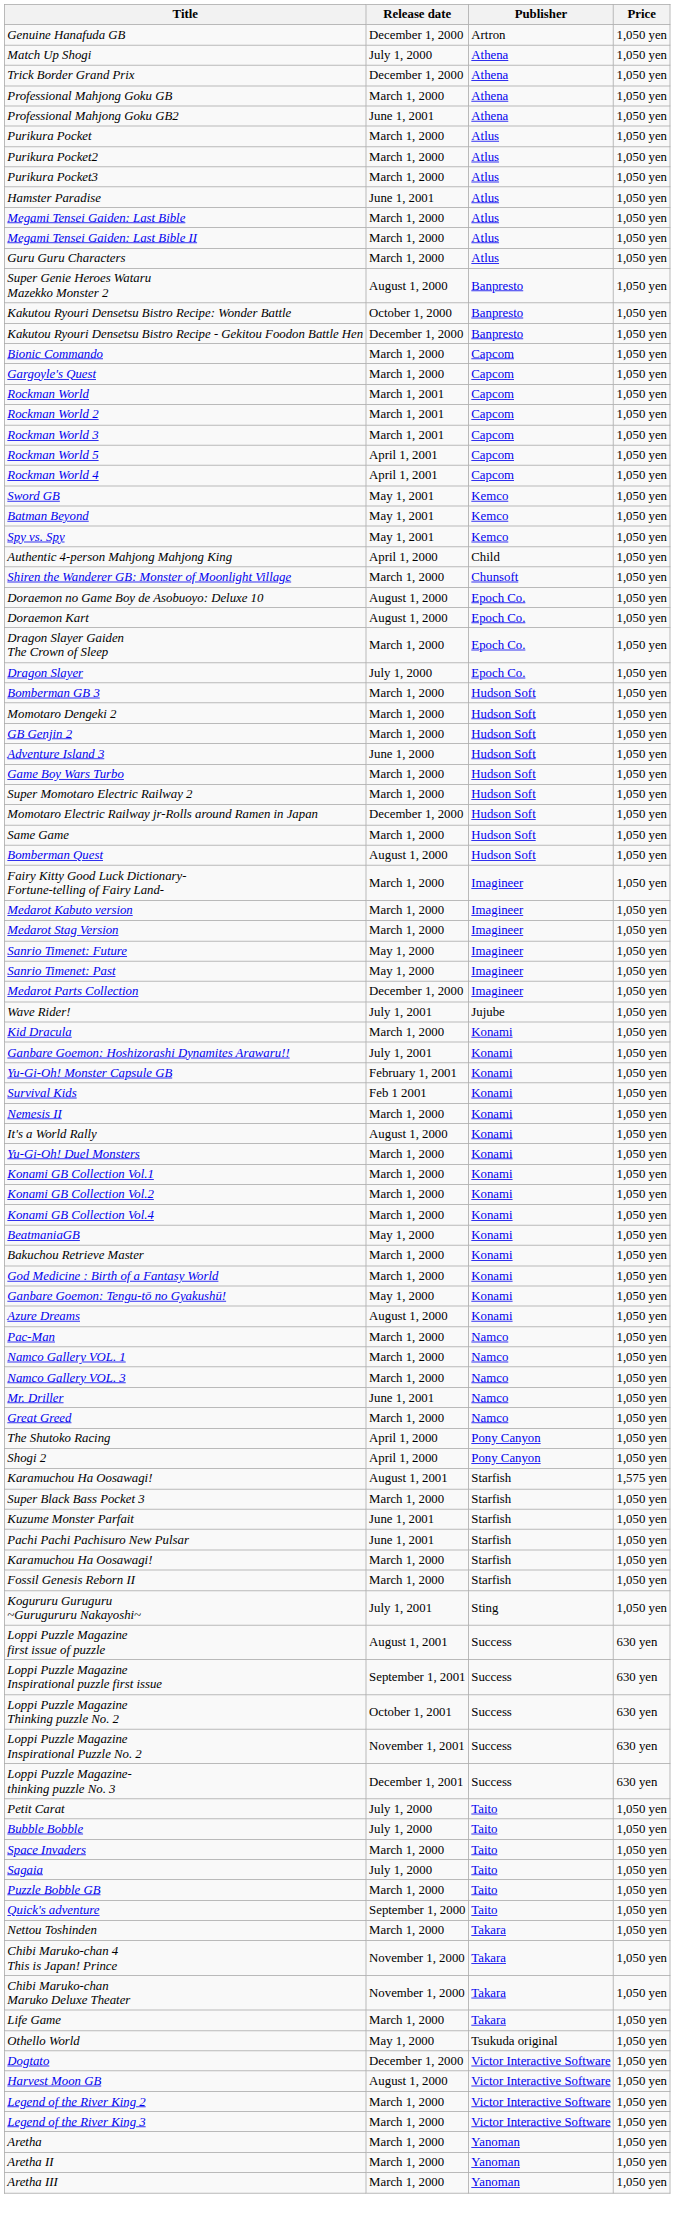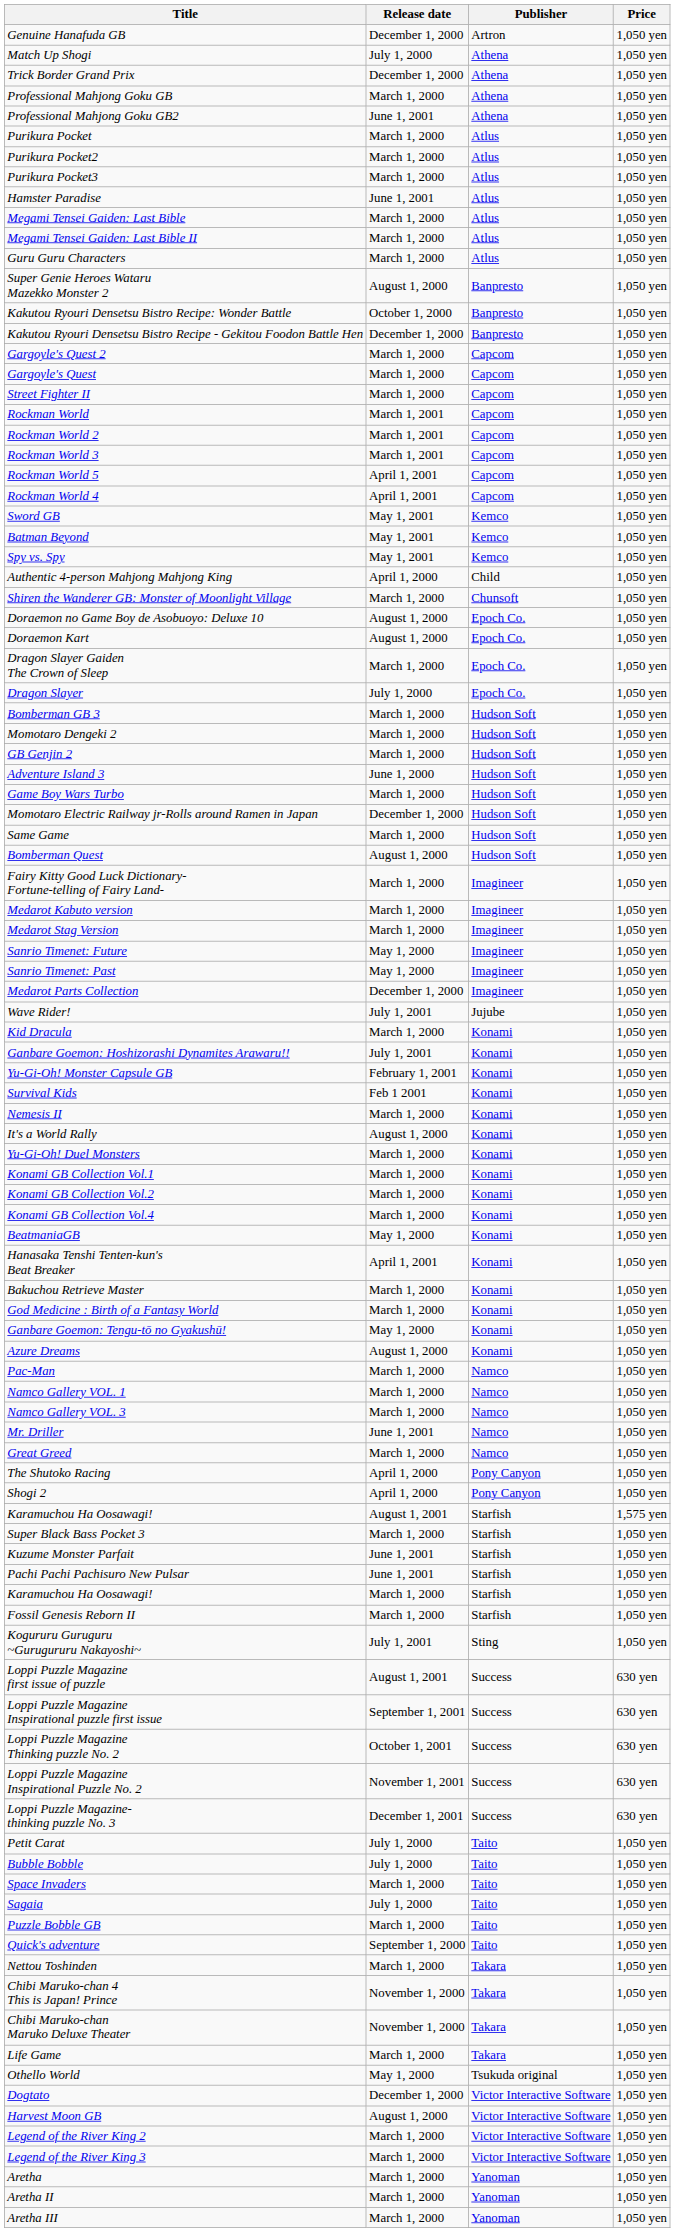- row: (55, 353)
+ row: (56, 353)
+ row: (49, 394)
- row: (100, 794)
+ row: (85, 1262)
